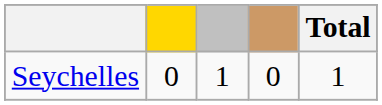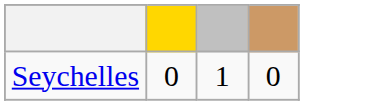- column: (338, 28)
